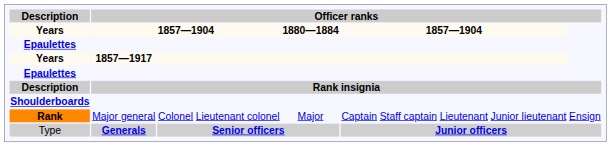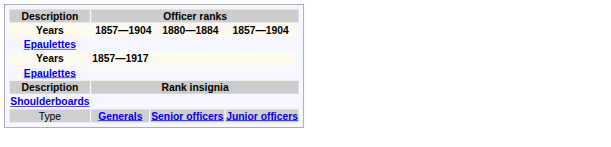- row: (50, 116)
